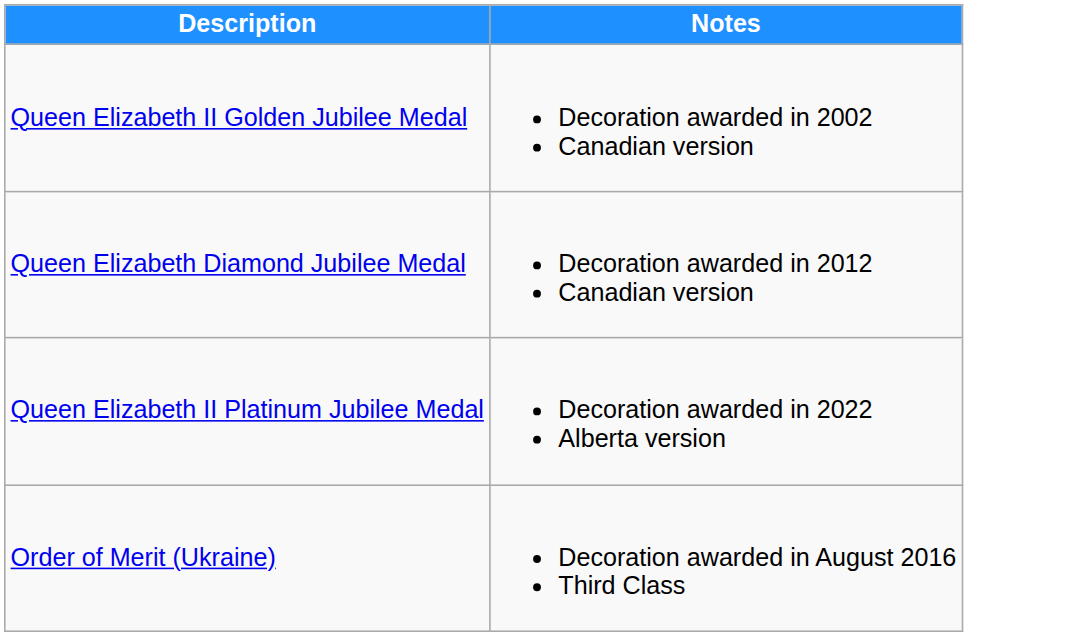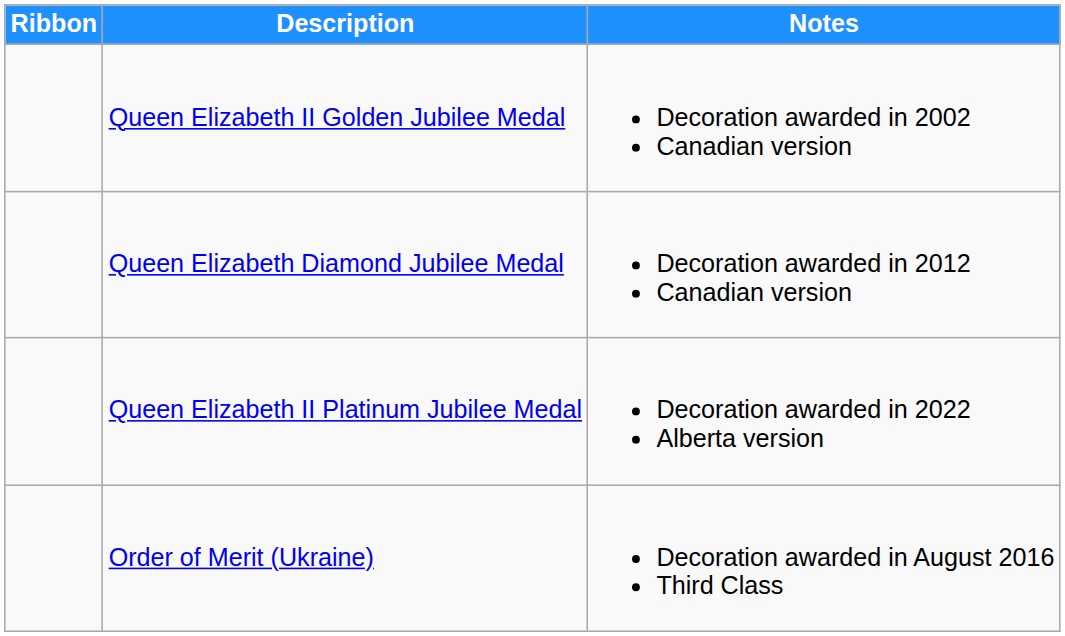+ column: (54, 24)
